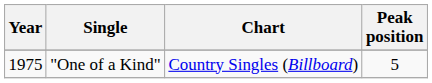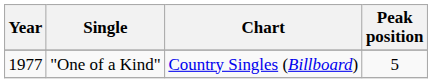(25, 63) 1975 -> (25, 63) 1977
